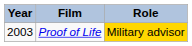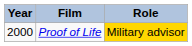(20, 32) 2003 -> (20, 32) 2000
